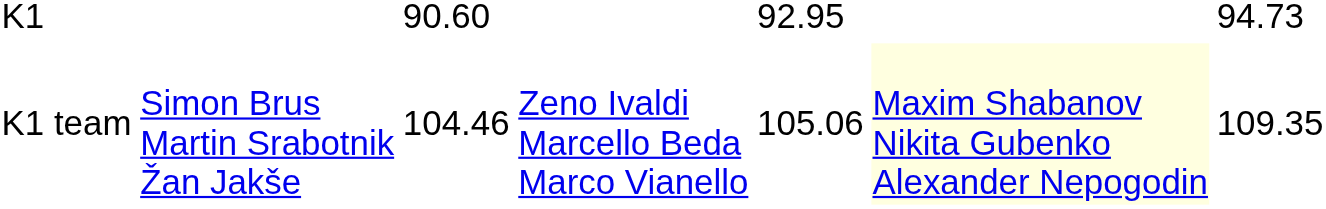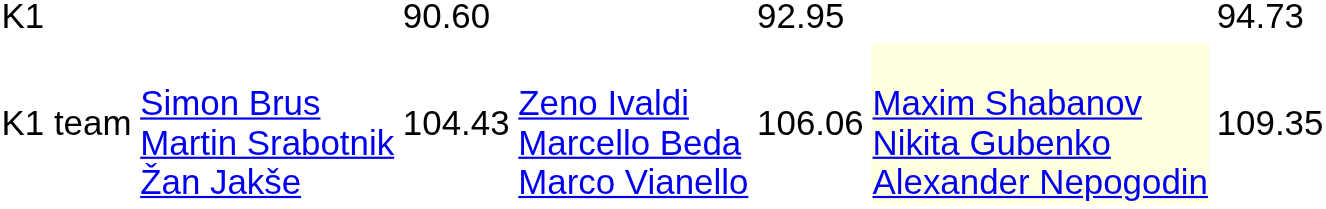(456, 123) 104.46 -> (456, 123) 104.43
(810, 123) 105.06 -> (810, 123) 106.06
